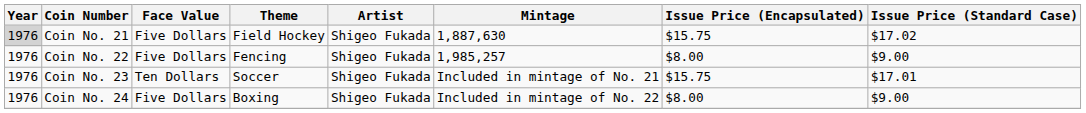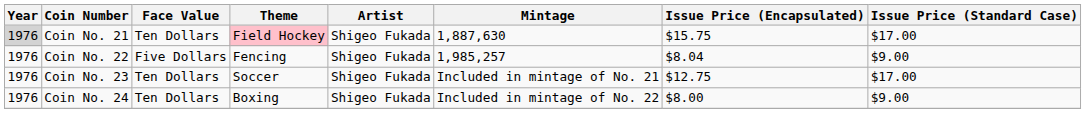(181, 36) Five Dollars -> (177, 36) Ten Dollars
(279, 36) no background -> (279, 36) pink background
(894, 36) $17.02 -> (894, 36) $17.00
(684, 56) $8.00 -> (684, 56) $8.04
(688, 77) $15.75 -> (688, 77) $12.75
(894, 77) $17.01 -> (894, 77) $17.00
(181, 98) Five Dollars -> (177, 98) Ten Dollars
